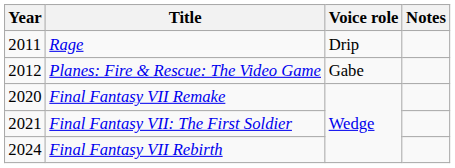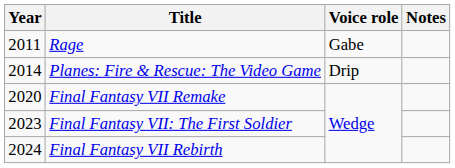(344, 44) Drip -> (346, 44) Gabe
(25, 70) 2012 -> (25, 70) 2014
(346, 70) Gabe -> (344, 70) Drip
(25, 123) 2021 -> (25, 123) 2023
